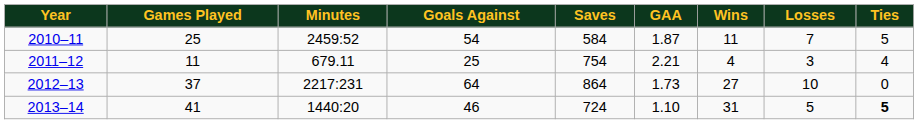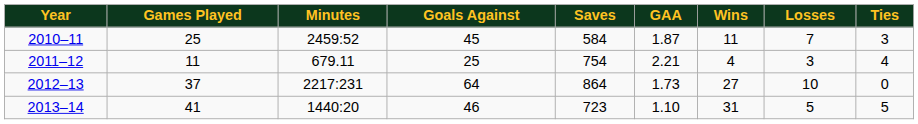(471, 38) 54 -> (471, 38) 45
(885, 38) 5 -> (885, 38) 3
(595, 107) 724 -> (595, 107) 723
(885, 107) bold -> (885, 107) normal
